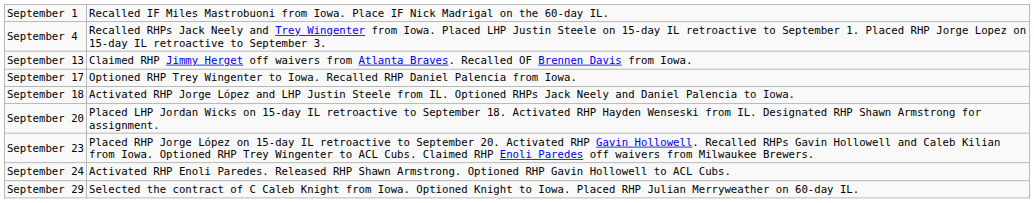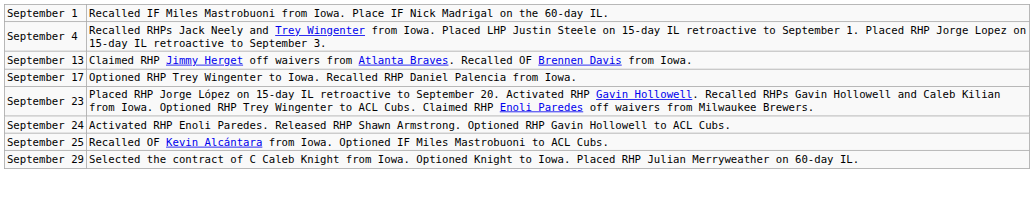- row: (45, 95)
- row: (45, 118)
+ row: (45, 142)
